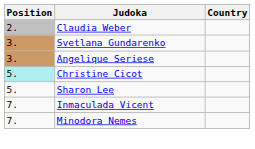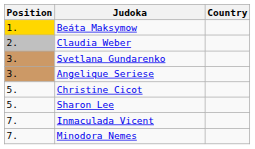+ row: (97, 28)
(12, 74) paleturquoise background -> (12, 89) no background
